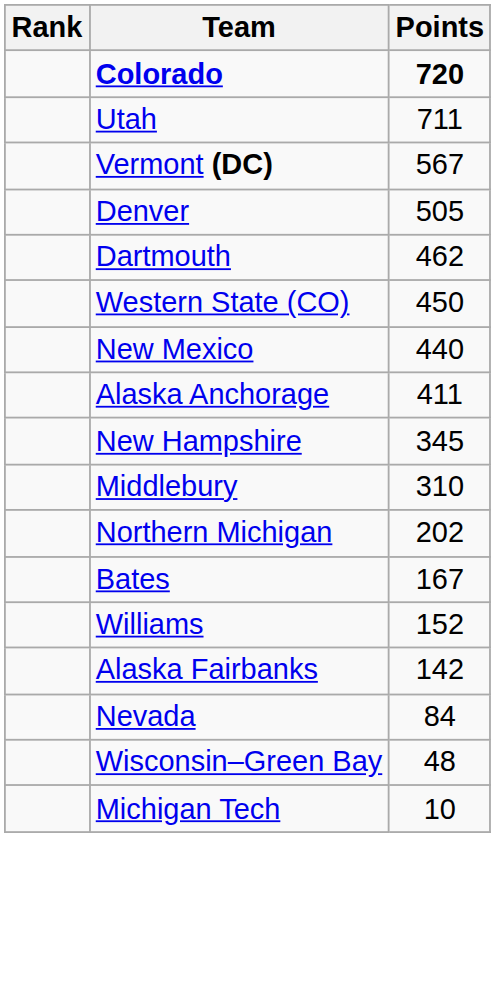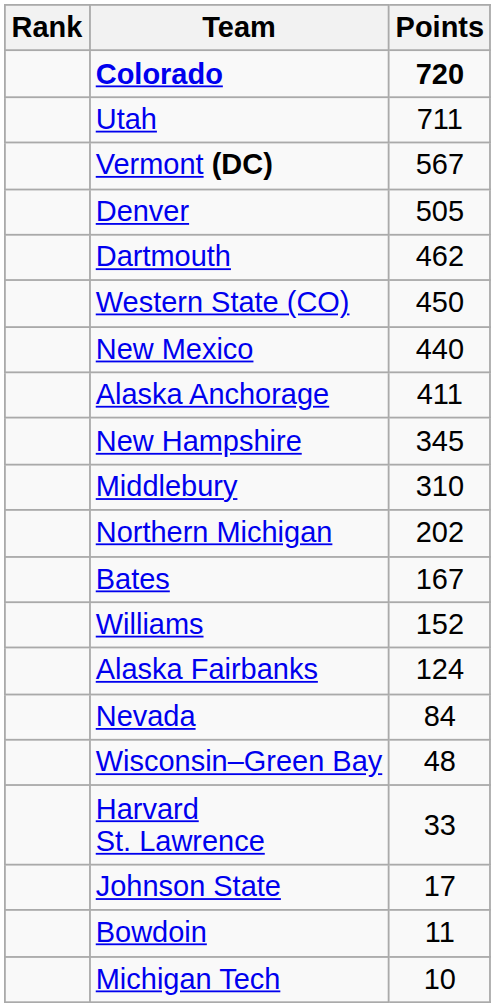(440, 670) 142 -> (440, 670) 124
+ row: (180, 824)
+ row: (188, 886)
+ row: (151, 932)
